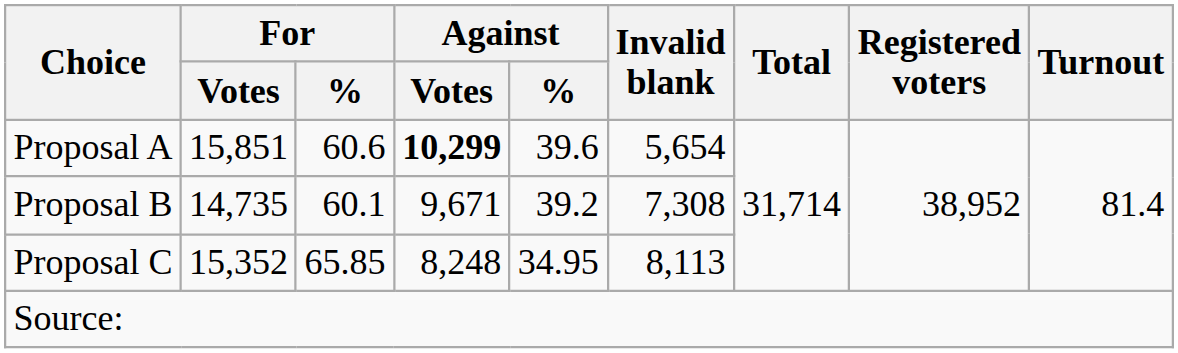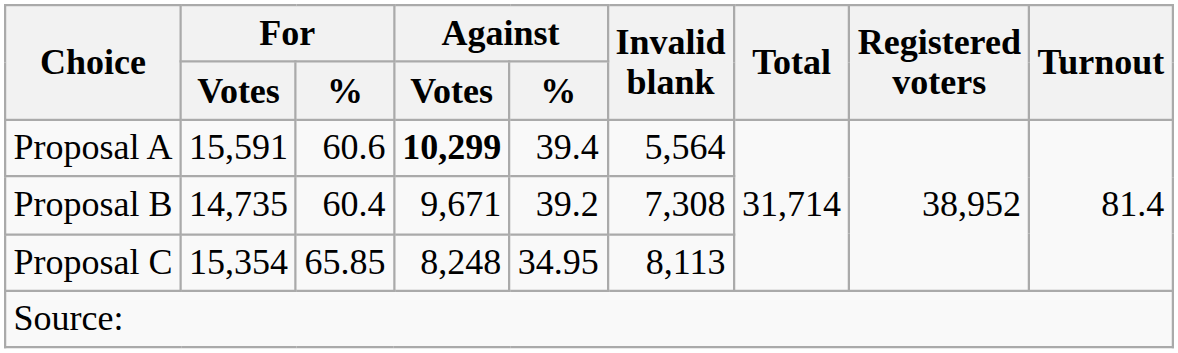(239, 147) 15,851 -> (239, 147) 15,591
(567, 147) 39.6 -> (567, 147) 39.4
(685, 147) 5,654 -> (685, 147) 5,564
(354, 204) 60.1 -> (354, 204) 60.4
(239, 261) 15,352 -> (239, 261) 15,354
